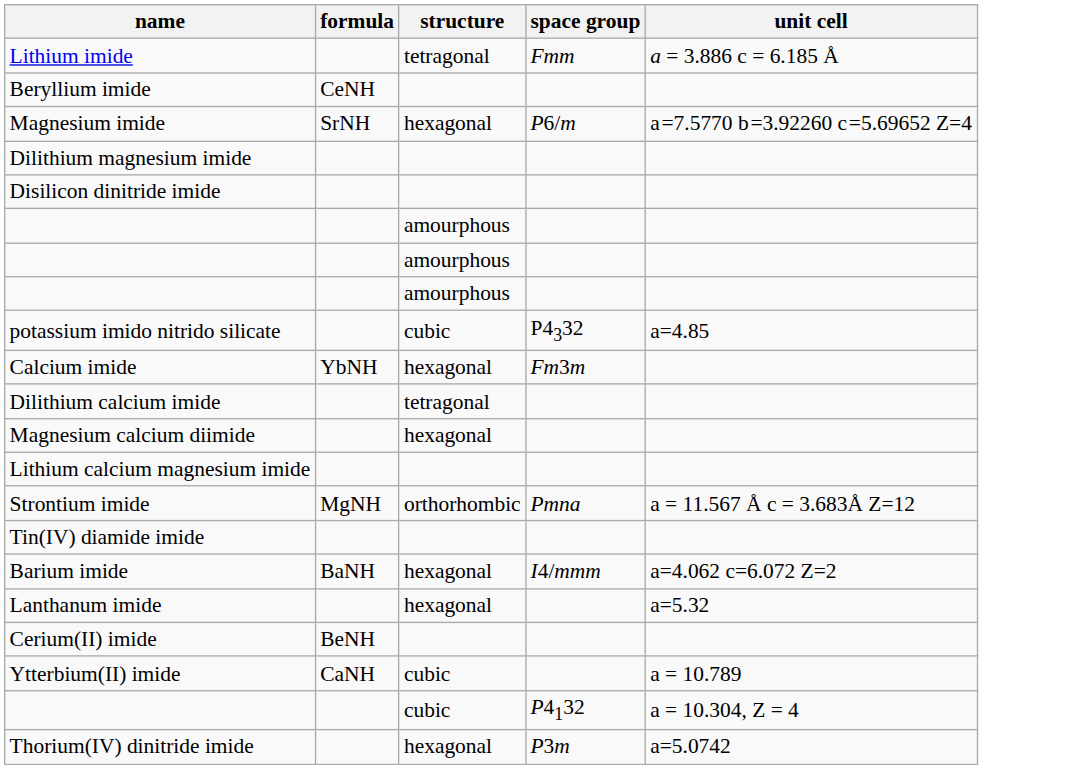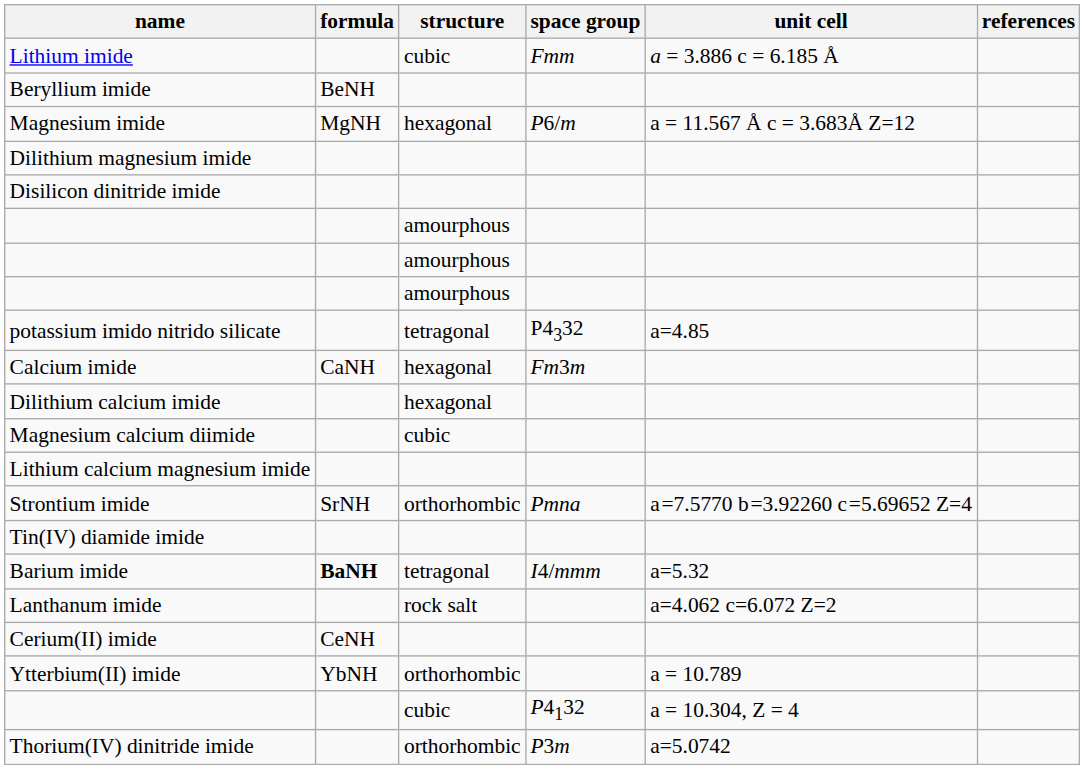+ column: (1028, 21)
(447, 55) tetragonal -> (427, 55) cubic
(348, 89) CeNH -> (348, 89) BeNH
(345, 123) SrNH -> (351, 123) MgNH
(811, 123) a =7.5770 b =3.92260 c =5.69652 Z=4 -> (783, 123) a = 11.567 Å c = 3.683Å Z=12
(427, 330) cubic -> (447, 330) tetragonal
(349, 367) YbNH -> (348, 367) CaNH
(447, 401) tetragonal -> (448, 401) hexagonal
(448, 435) hexagonal -> (427, 435) cubic
(351, 503) MgNH -> (345, 503) SrNH
(783, 503) a = 11.567 Å c = 3.683Å Z=12 -> (811, 503) a =7.5770 b =3.92260 c =5.69652 Z=4
(348, 571) normal -> (349, 571) bold
(448, 571) hexagonal -> (447, 571) tetragonal
(743, 571) a=4.062 c=6.072 Z=2 -> (680, 571) a=5.32
(448, 605) hexagonal -> (441, 605) rock salt
(680, 605) a=5.32 -> (743, 605) a=4.062 c=6.072 Z=2
(348, 639) BeNH -> (348, 639) CeNH
(348, 673) CaNH -> (349, 673) YbNH
(427, 673) cubic -> (462, 673) orthorhombic
(448, 746) hexagonal -> (462, 746) orthorhombic
